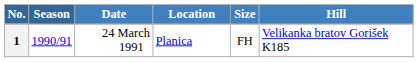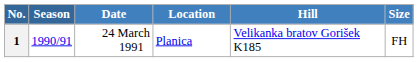columns swapped: (336, 14) <-> (245, 14)
